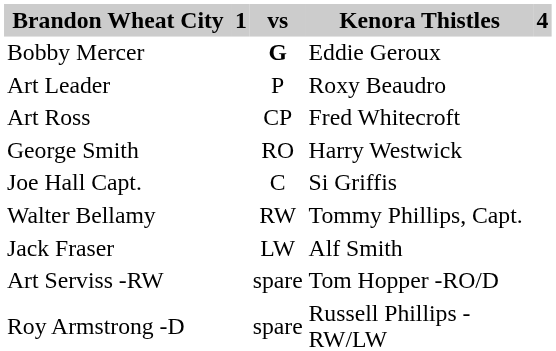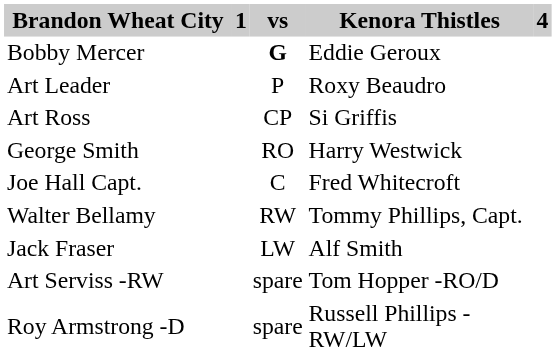(384, 117) Fred Whitecroft -> (353, 117) Si Griffis
(353, 182) Si Griffis -> (384, 182) Fred Whitecroft
